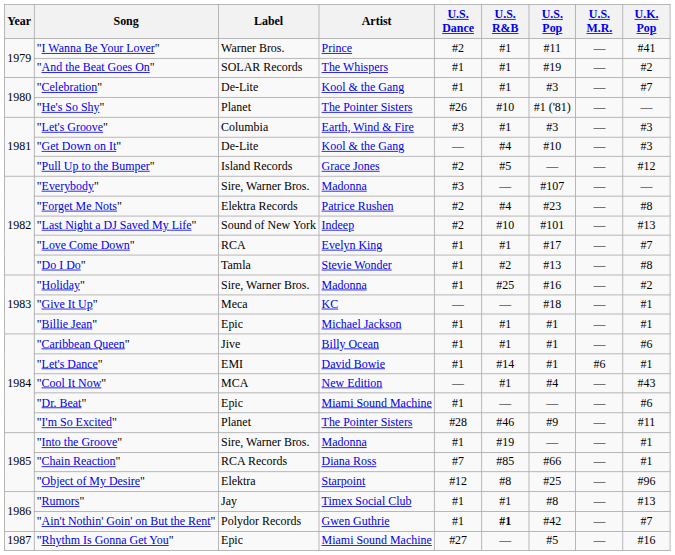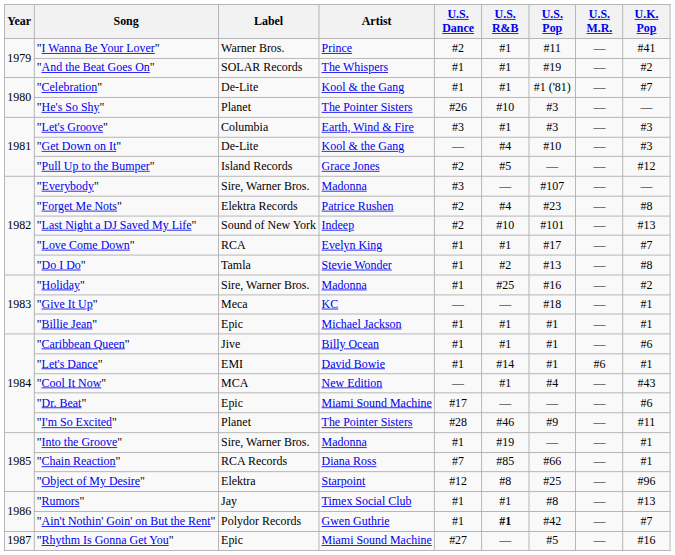(552, 87) #3 -> (552, 87) #1 ('81)
(552, 107) #1 ('81) -> (552, 107) #3
(458, 403) #1 -> (458, 403) #17
